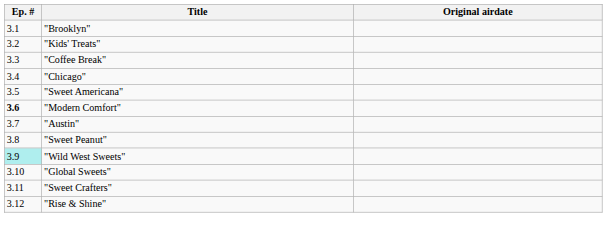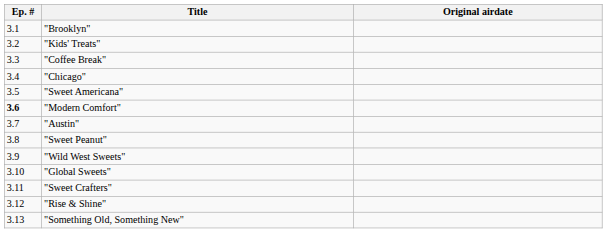(13, 156) paleturquoise background -> (13, 156) no background
+ row: (114, 220)
